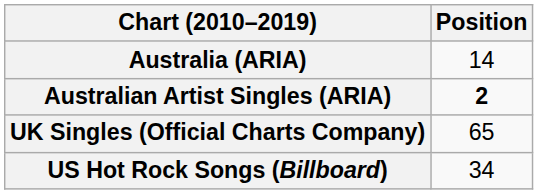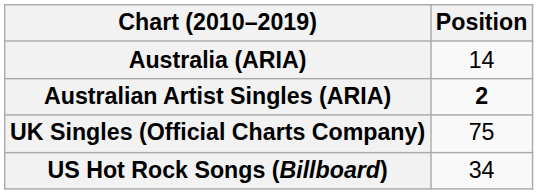(482, 133) 65 -> (482, 133) 75
